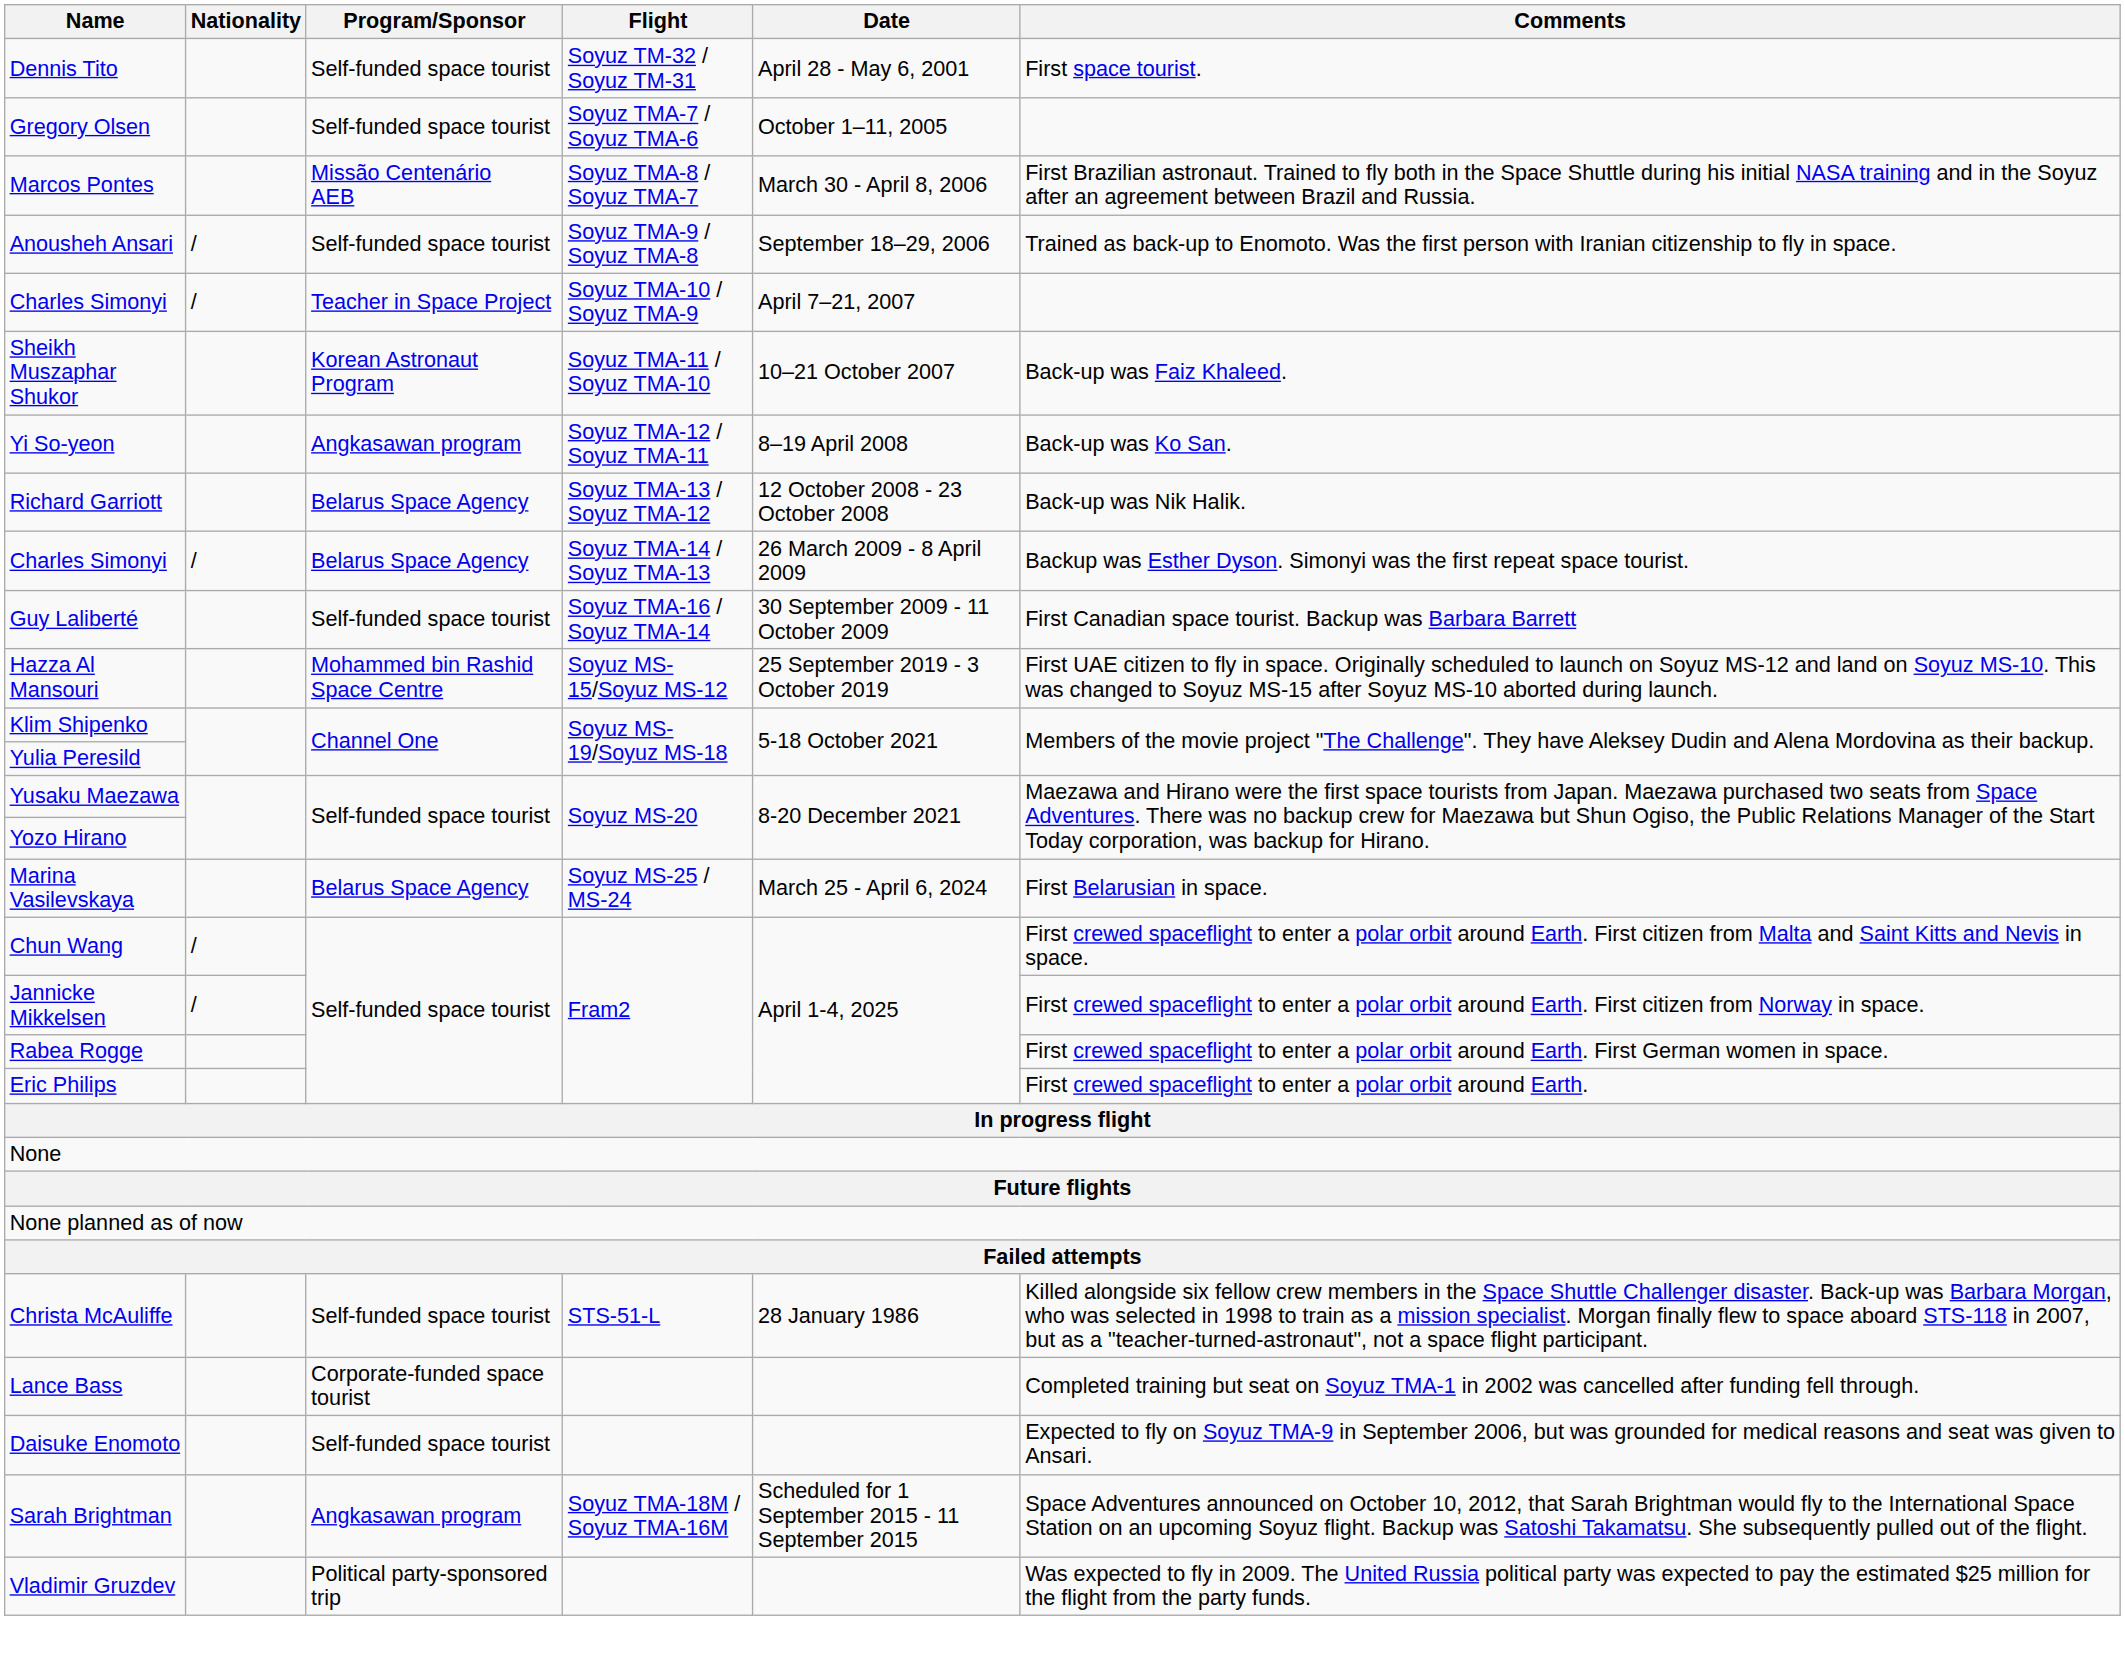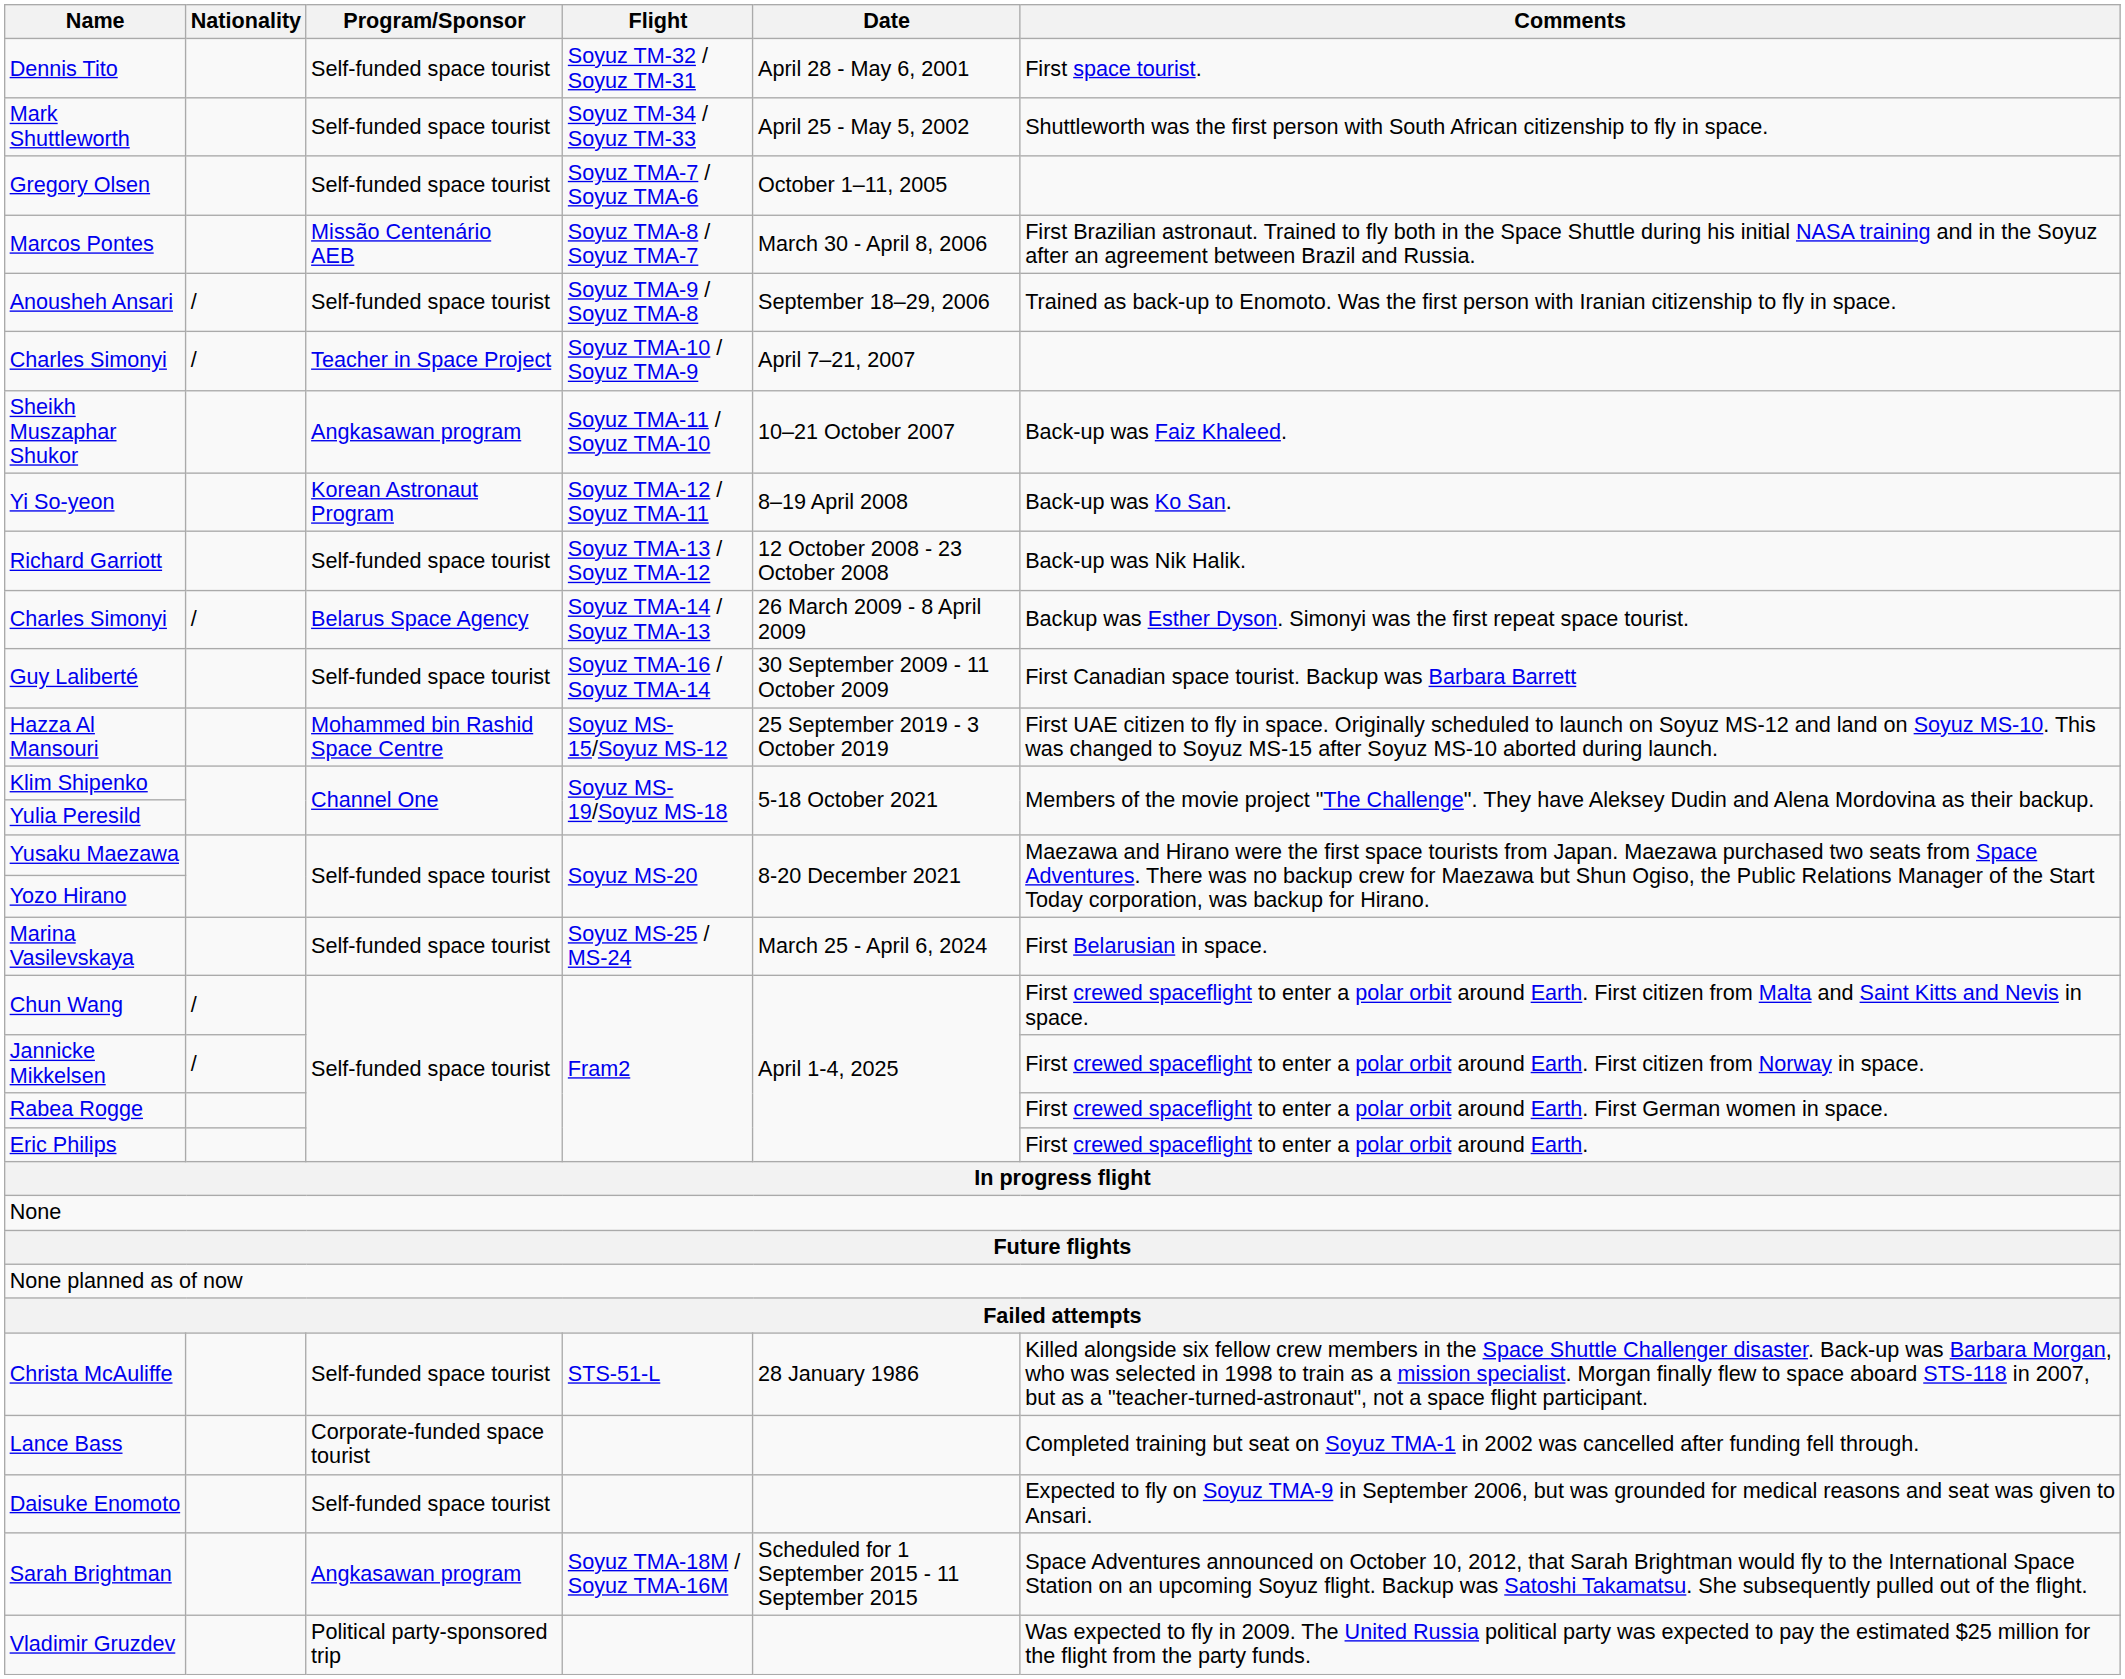+ row: (70, 126)
(395, 372) Korean Astronaut Program -> (416, 431) Angkasawan program
(416, 443) Angkasawan program -> (395, 502) Korean Astronaut Program
(420, 502) Belarus Space Agency -> (431, 560) Self-funded space tourist
(420, 887) Belarus Space Agency -> (431, 946) Self-funded space tourist
